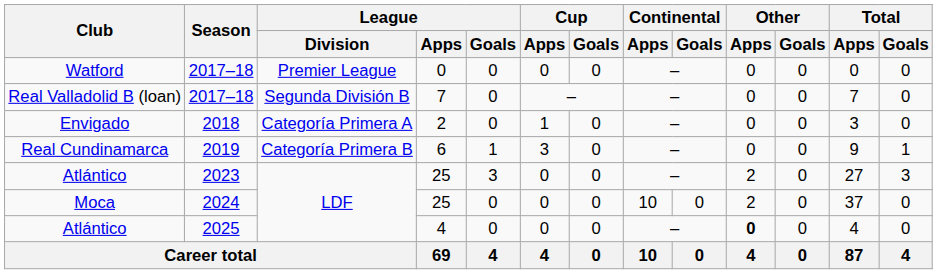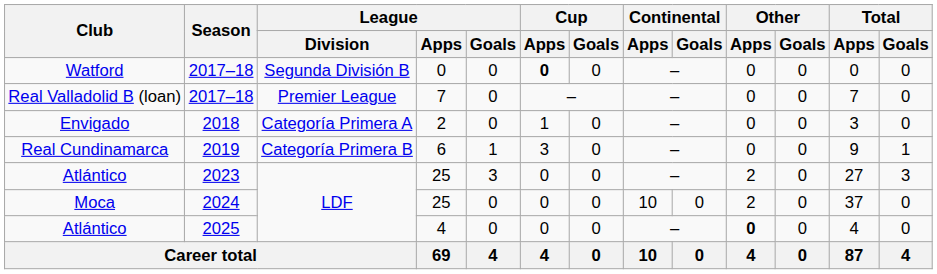(337, 70) Premier League -> (337, 70) Segunda División B
(544, 70) normal -> (544, 70) bold
(337, 96) Segunda División B -> (337, 96) Premier League
